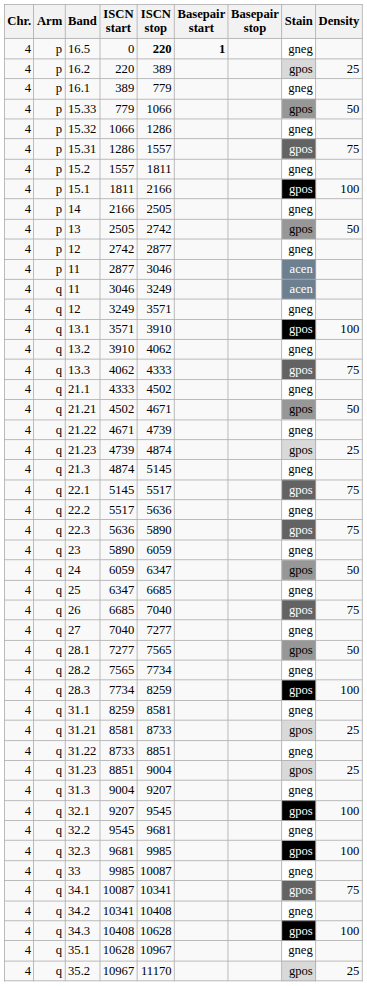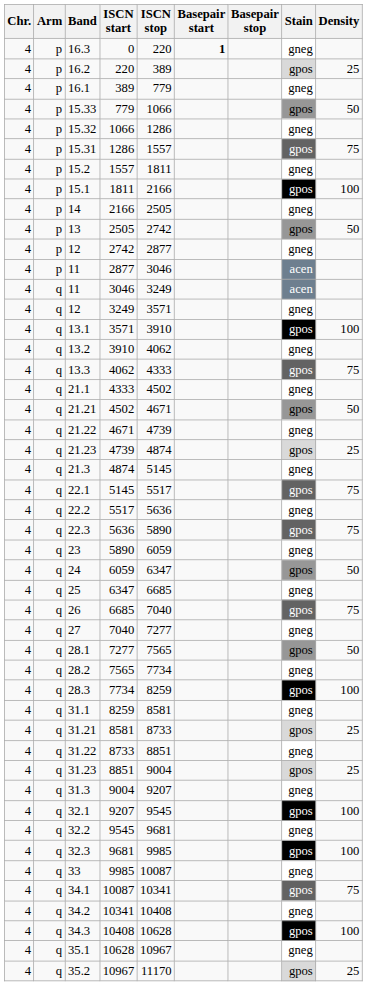(79, 48) 16.5 -> (79, 48) 16.3
(162, 48) bold -> (162, 48) normal
